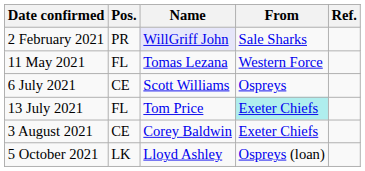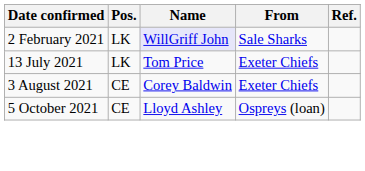(120, 39) PR -> (121, 39) LK
- row: (46, 62)
- row: (42, 85)
(120, 108) FL -> (121, 62) LK
(278, 108) paleturquoise background -> (278, 62) no background
(121, 154) LK -> (120, 108) CE
